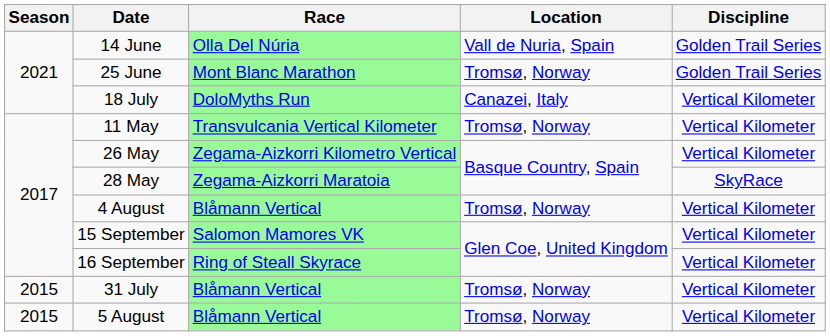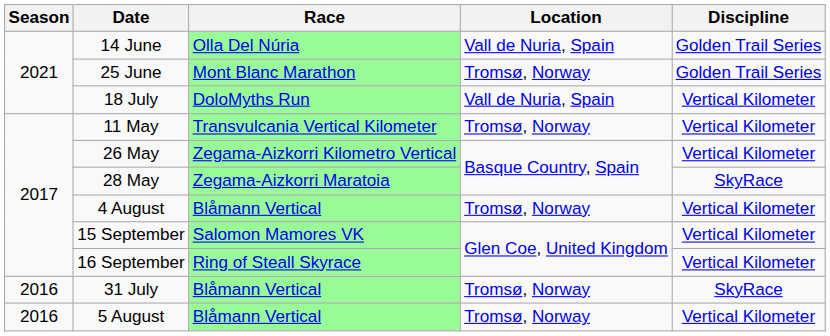(516, 99) Canazei, Italy -> (539, 99) Vall de Nuria, Spain
(39, 289) 2015 -> (39, 289) 2016
(748, 289) Vertical Kilometer -> (748, 289) SkyRace
(39, 316) 2015 -> (39, 316) 2016
